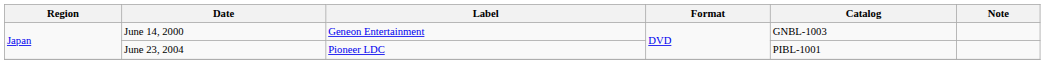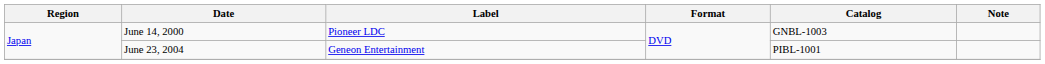(376, 31) Geneon Entertainment -> (356, 31) Pioneer LDC
(356, 49) Pioneer LDC -> (376, 49) Geneon Entertainment
